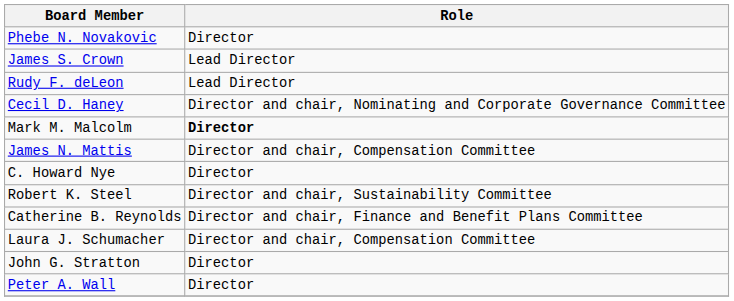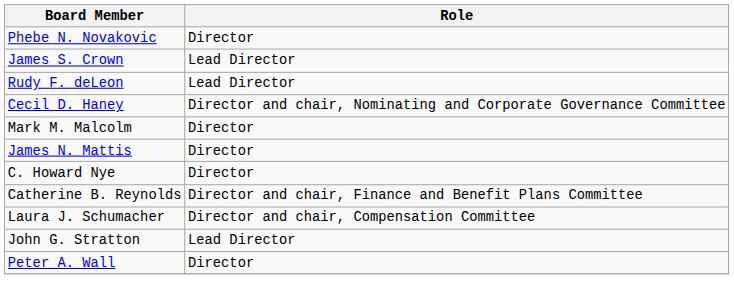(221, 128) bold -> (221, 128) normal
(362, 151) Director and chair, Compensation Committee -> (221, 151) Director
- row: (70, 195)
(221, 263) Director -> (242, 240) Lead Director
